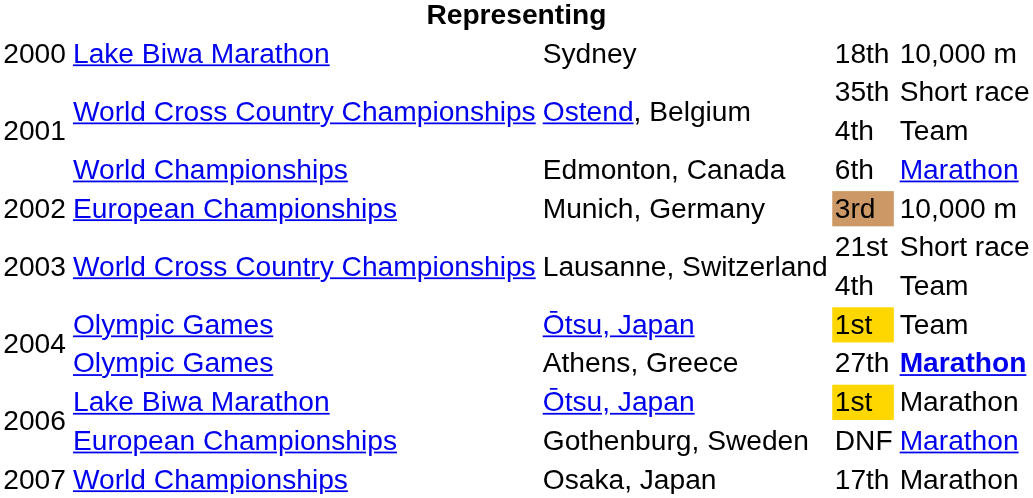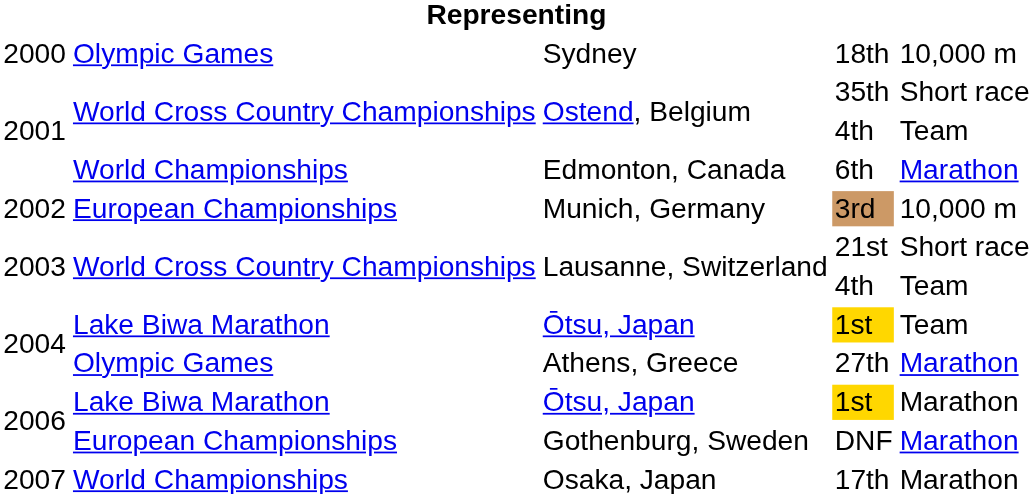(201, 53) Lake Biwa Marathon -> (173, 53) Olympic Games
(173, 324) Olympic Games -> (201, 324) Lake Biwa Marathon
(963, 363) bold -> (959, 363) normal
